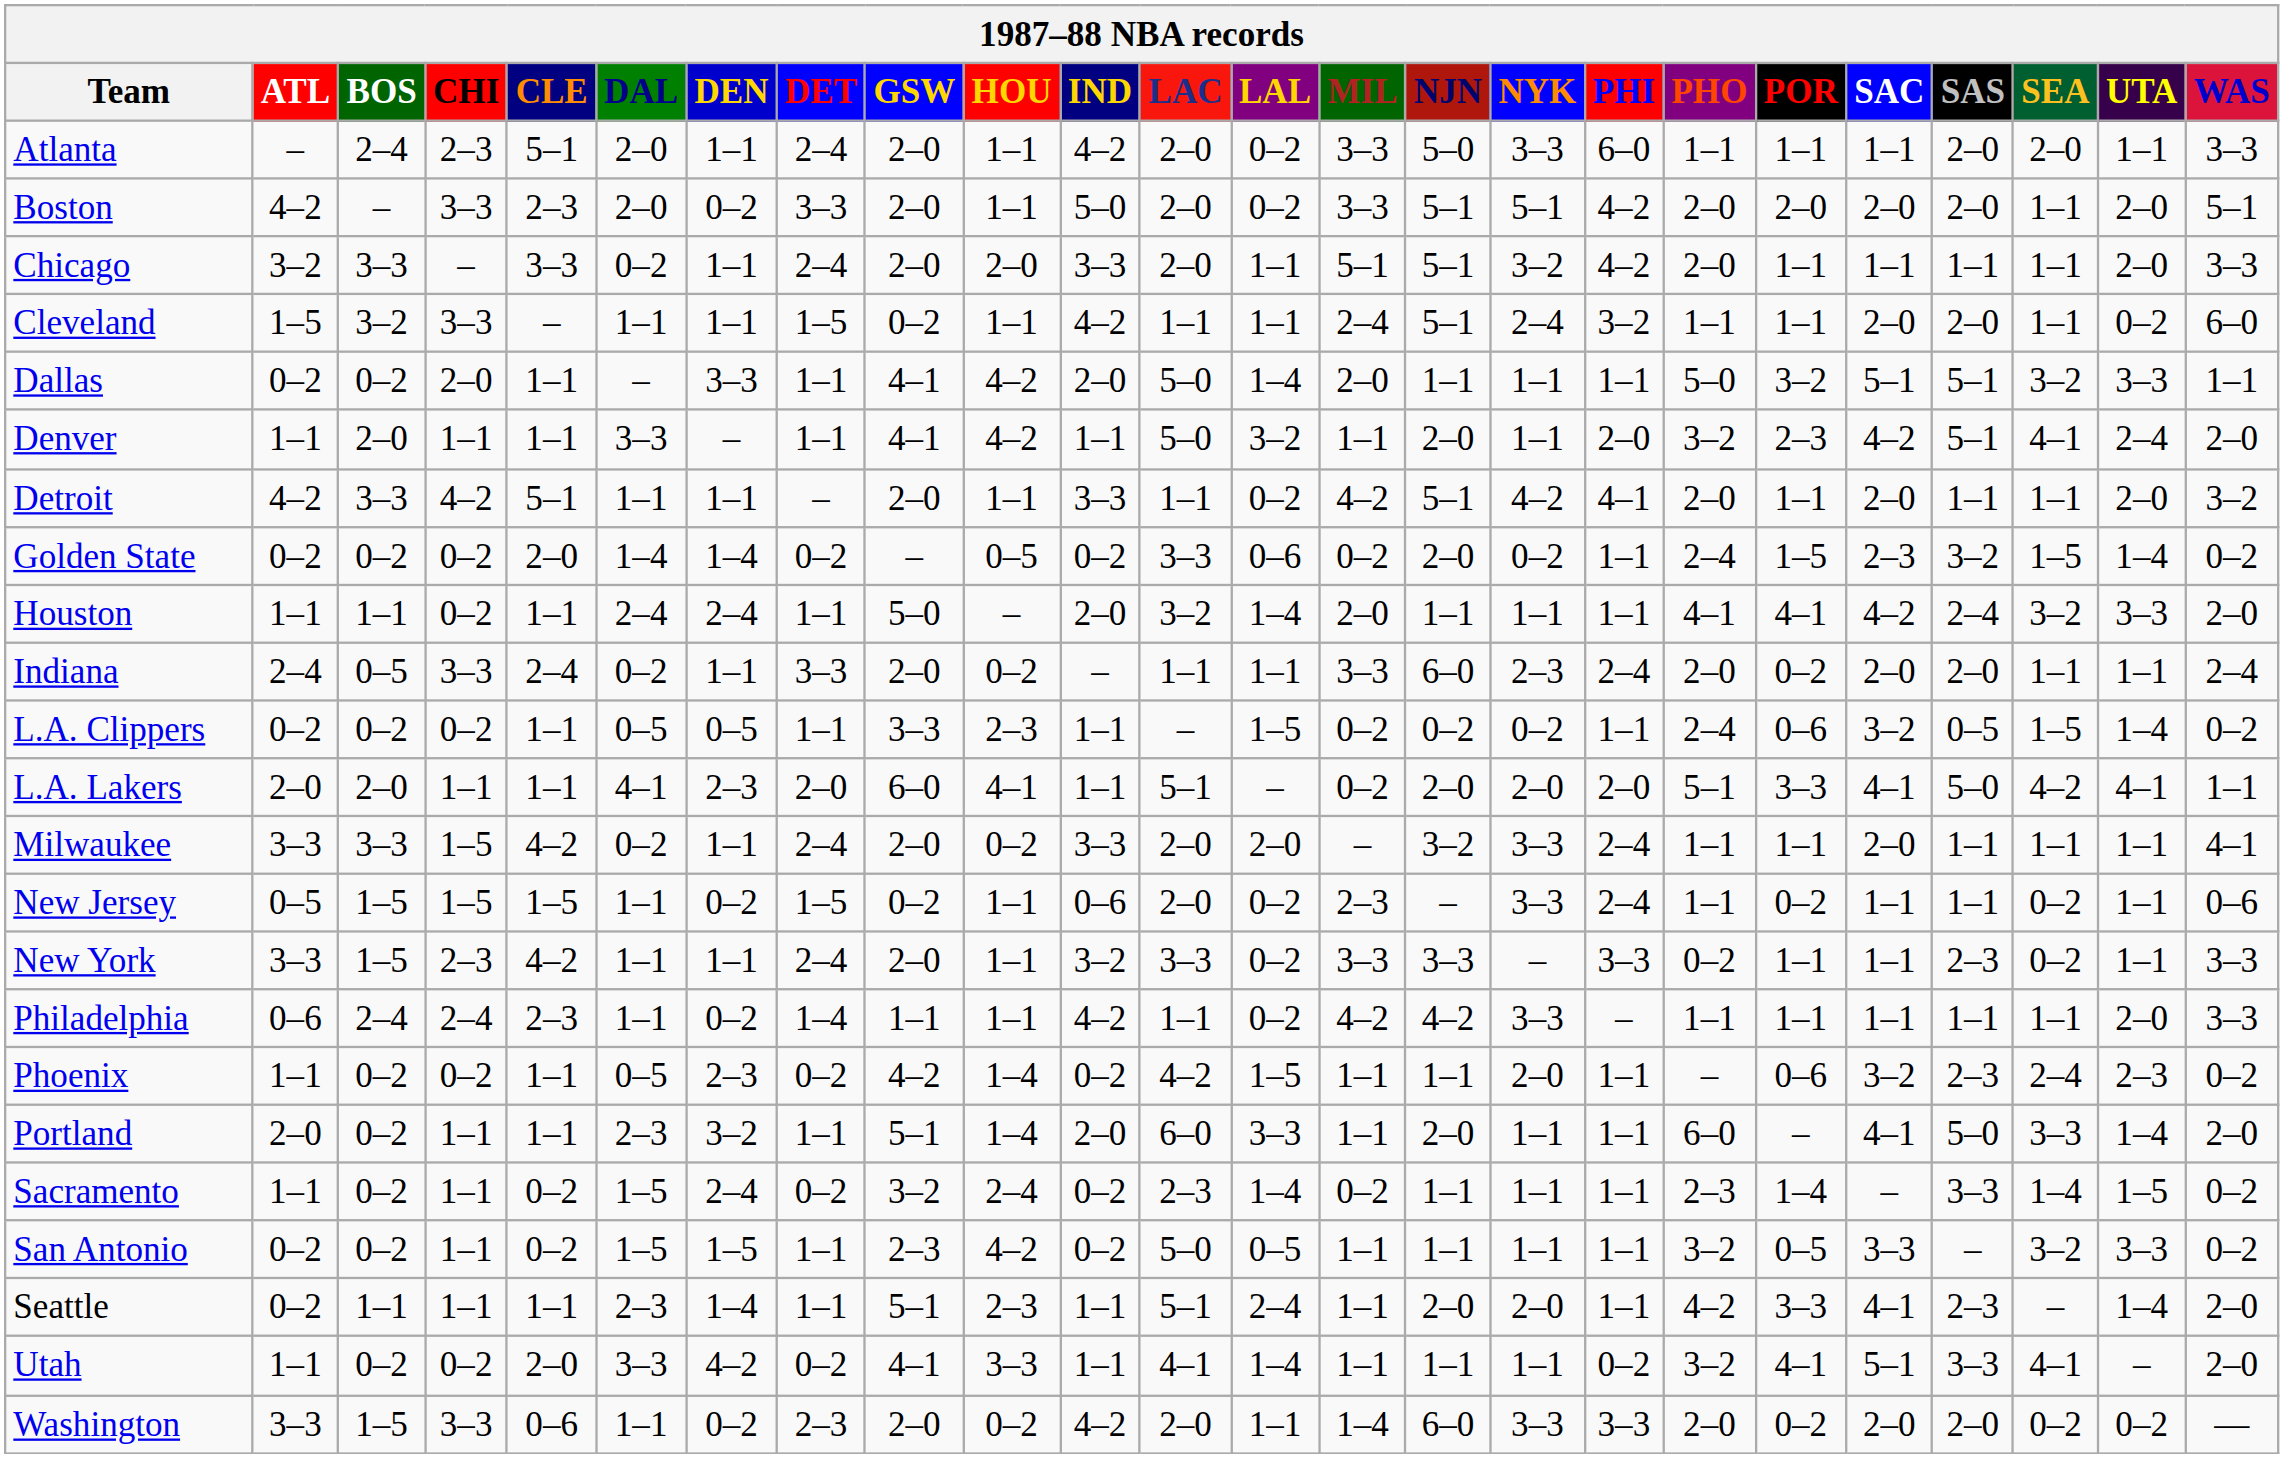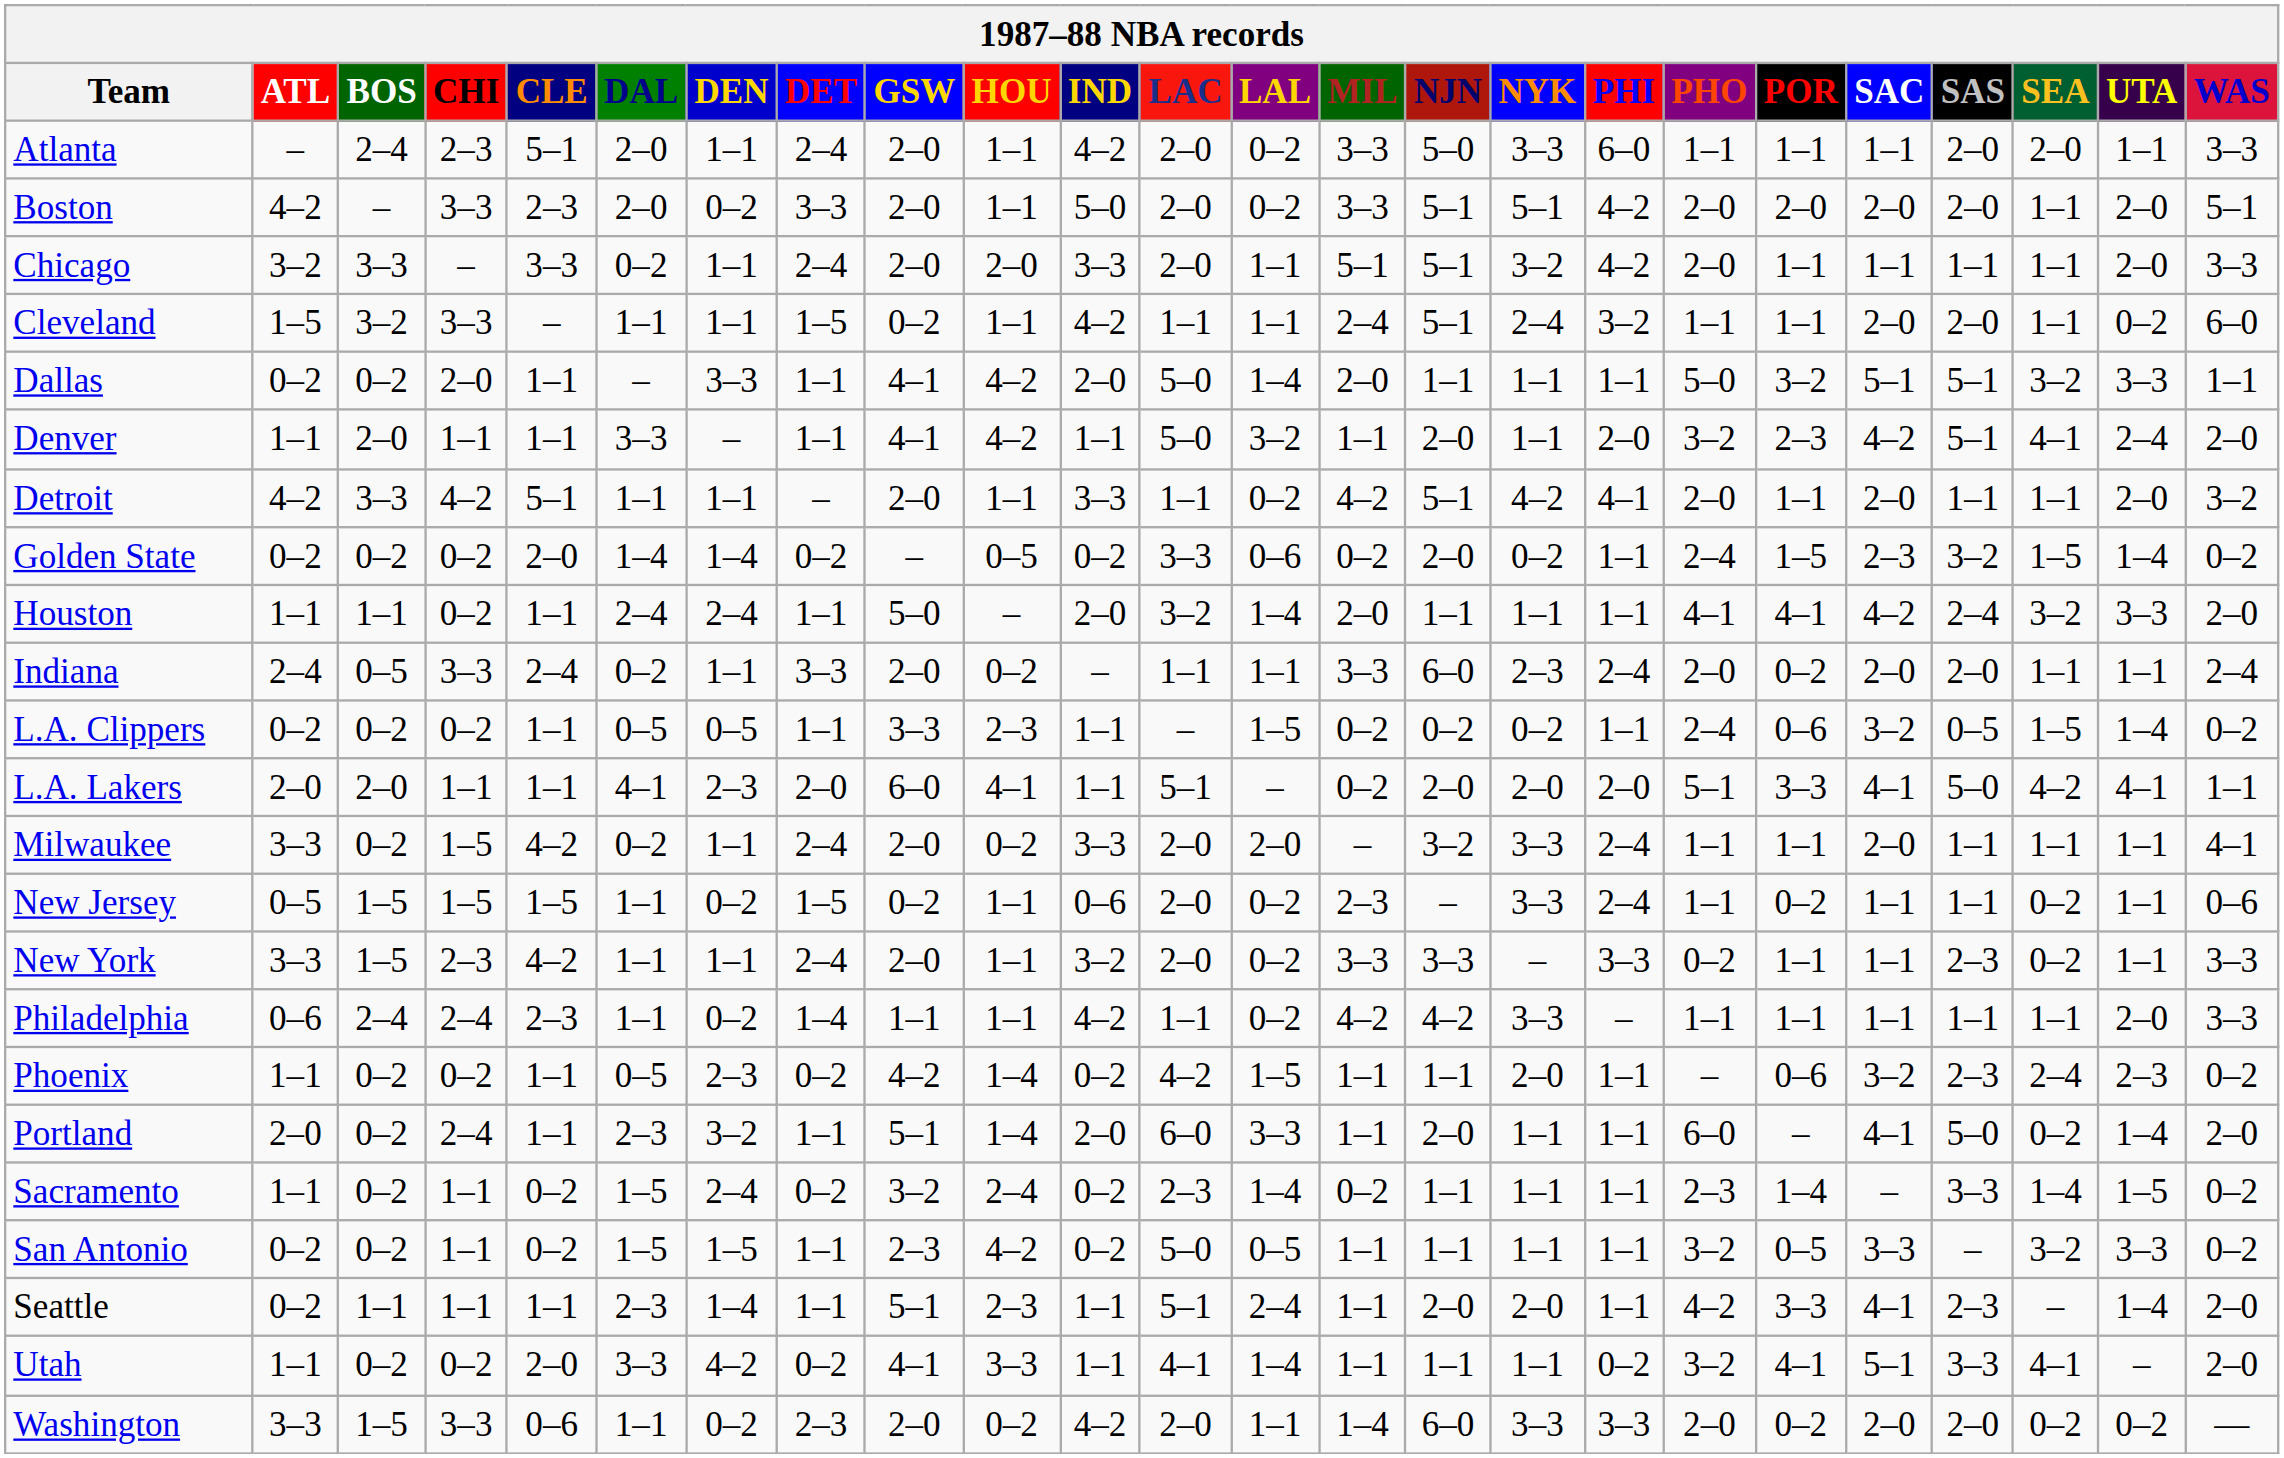(382, 844) 3–3 -> (382, 844) 0–2
(1186, 959) 3–3 -> (1186, 959) 2–0
(466, 1133) 1–1 -> (466, 1133) 2–4
(2055, 1133) 3–3 -> (2055, 1133) 0–2
